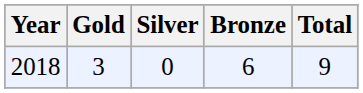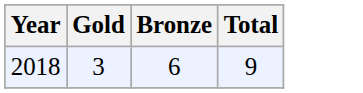- column: (168, 25)
